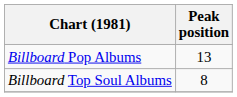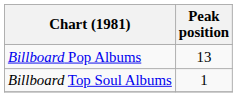(204, 80) 8 -> (204, 80) 1
